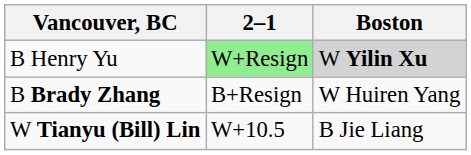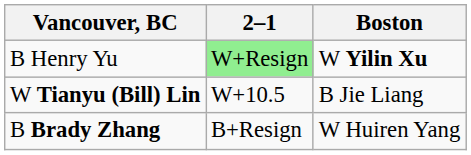(373, 58) lightgrey background -> (373, 58) no background
rows swapped: (105, 130) <-> (85, 94)
